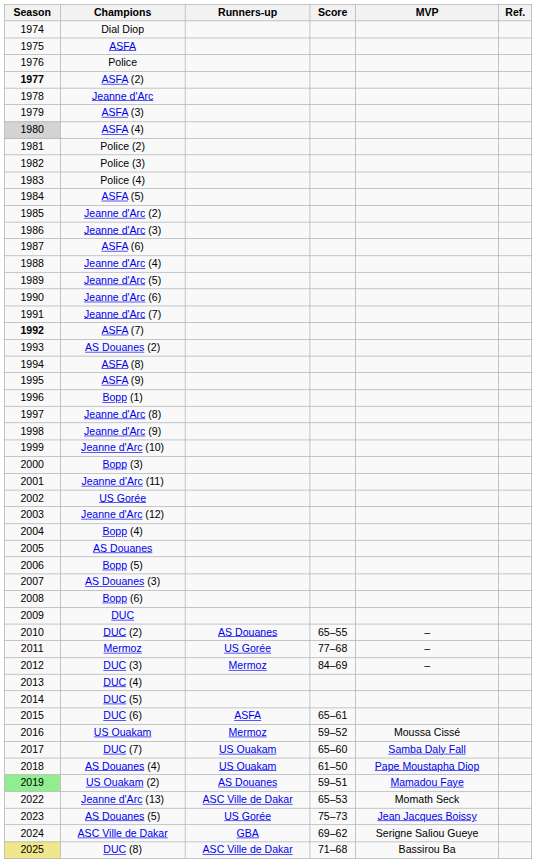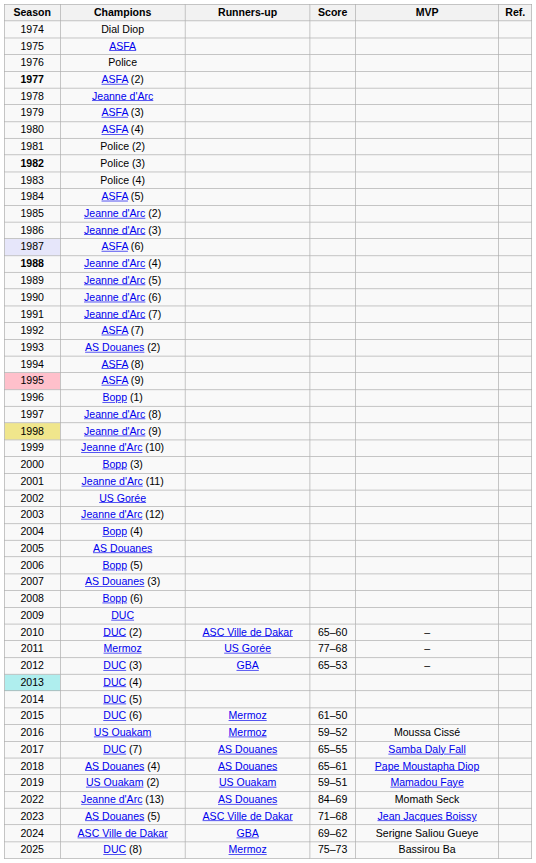(32, 130) lightgrey background -> (32, 130) no background
(32, 163) normal -> (32, 163) bold
(32, 247) no background -> (32, 247) lavender background
(32, 264) normal -> (32, 264) bold
(32, 331) bold -> (32, 331) normal
(32, 381) no background -> (32, 381) pink background
(32, 431) no background -> (32, 431) khaki background
(248, 632) AS Douanes -> (248, 632) ASC Ville de Dakar
(333, 632) 65–55 -> (333, 632) 65–60
(248, 666) Mermoz -> (248, 666) GBA
(333, 666) 84–69 -> (333, 666) 65–53
(32, 682) no background -> (32, 682) paleturquoise background
(248, 716) ASFA -> (248, 716) Mermoz
(333, 716) 65–61 -> (333, 716) 61–50
(248, 749) US Ouakam -> (248, 749) AS Douanes
(333, 749) 65–60 -> (333, 749) 65–55
(248, 766) US Ouakam -> (248, 766) AS Douanes
(333, 766) 61–50 -> (333, 766) 65–61
(32, 783) lightgreen background -> (32, 783) no background
(248, 783) AS Douanes -> (248, 783) US Ouakam
(248, 800) ASC Ville de Dakar -> (248, 800) AS Douanes
(333, 800) 65–53 -> (333, 800) 84–69
(248, 816) US Gorée -> (248, 816) ASC Ville de Dakar
(333, 816) 75–73 -> (333, 816) 71–68
(32, 850) khaki background -> (32, 850) no background
(248, 850) ASC Ville de Dakar -> (248, 850) Mermoz
(333, 850) 71–68 -> (333, 850) 75–73
